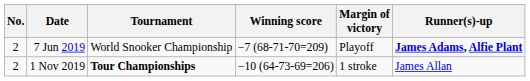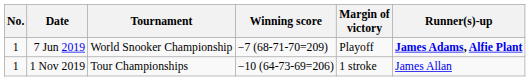(16, 47) 2 -> (16, 47) 1
(16, 66) 2 -> (16, 66) 1
(143, 66) bold -> (139, 66) normal
